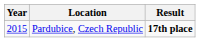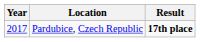(17, 28) 2015 -> (17, 28) 2017
